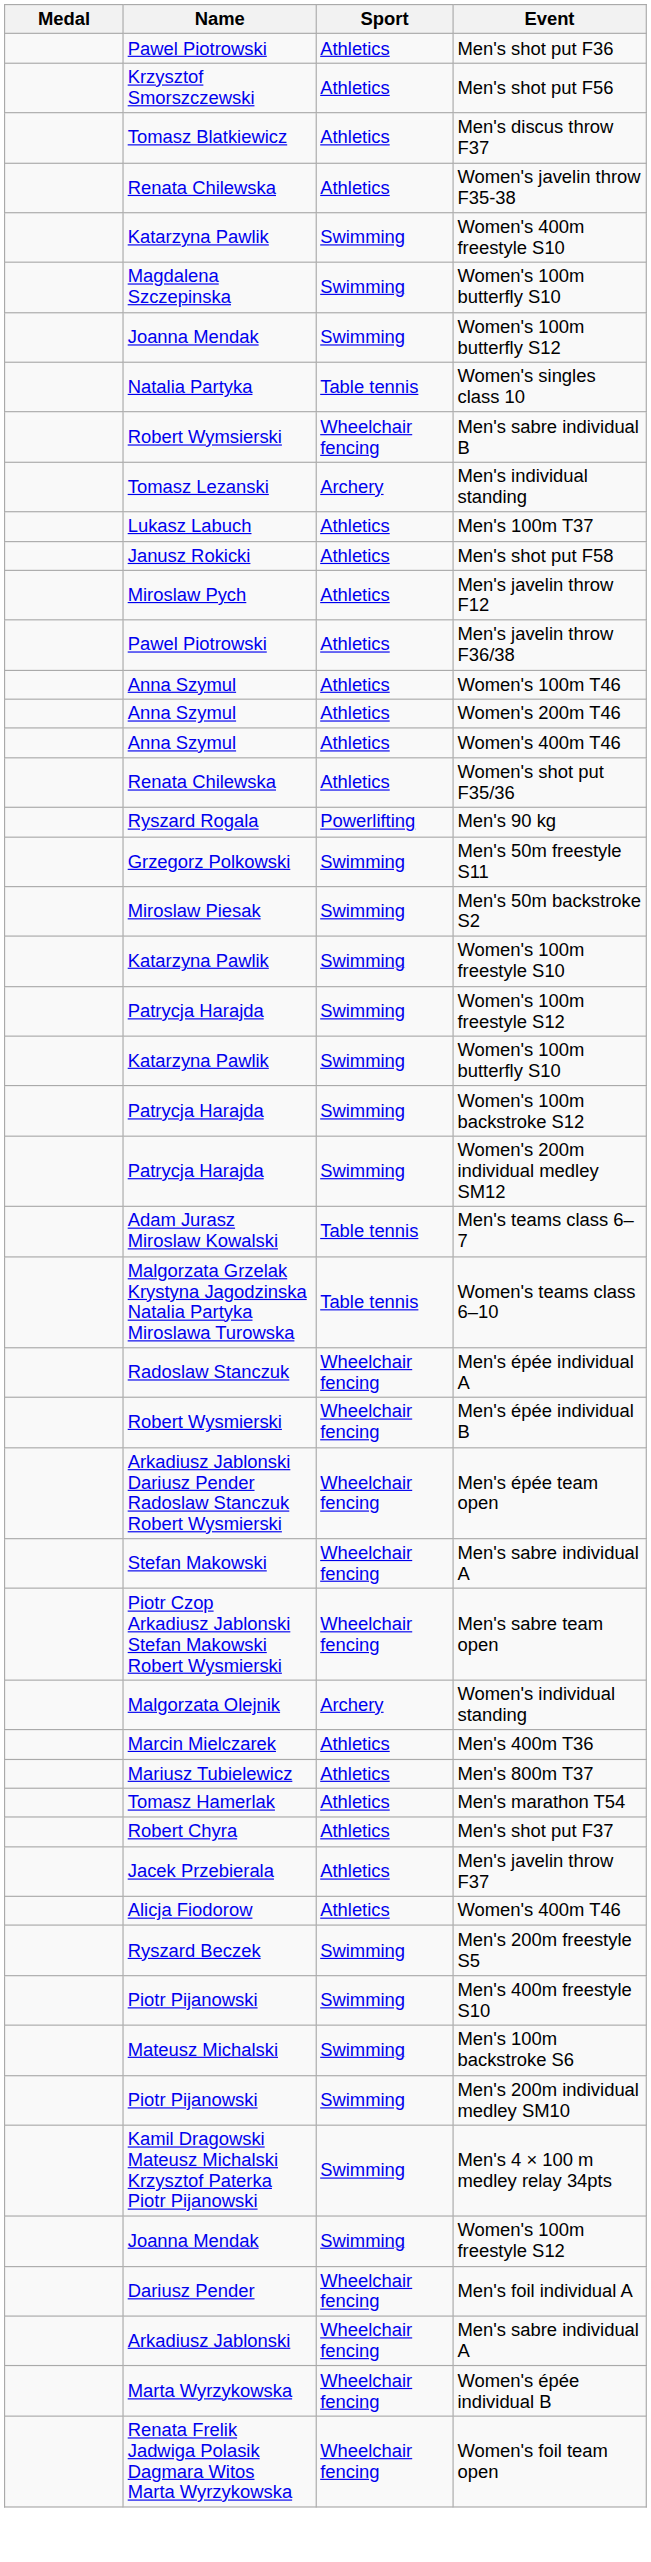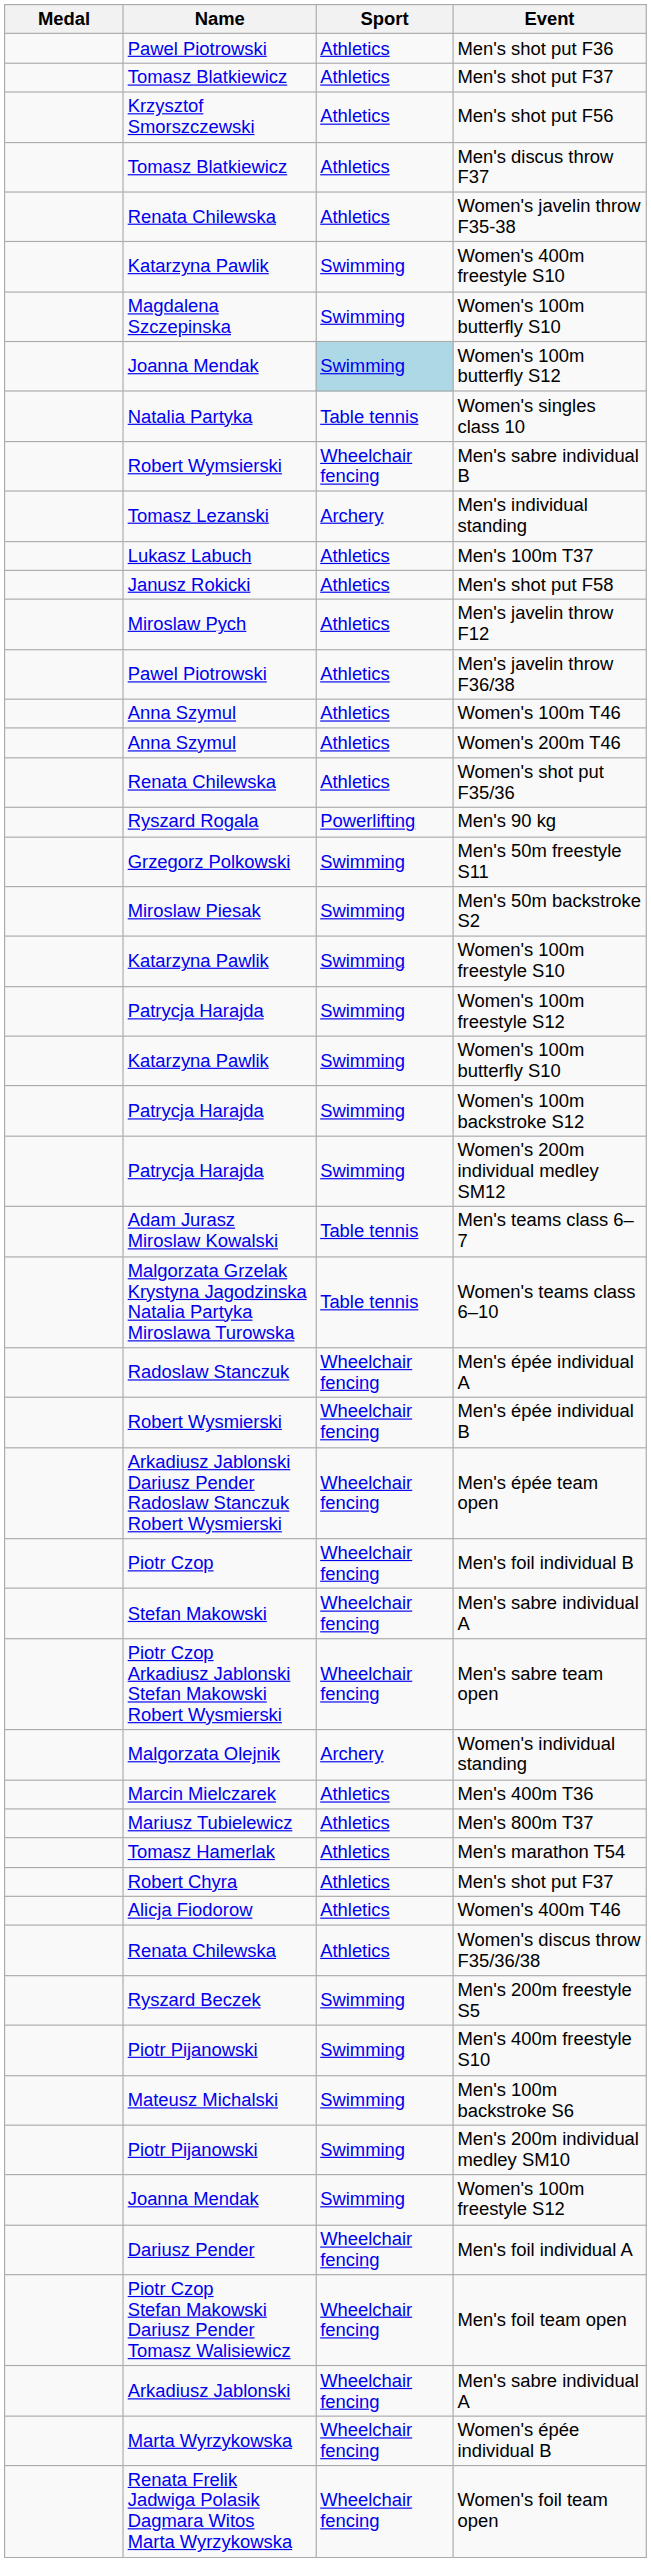+ row: (207, 77)
(363, 337) no background -> (363, 366) lightblue background
- row: (182, 742)
+ row: (171, 1563)
- row: (201, 1871)
+ row: (202, 1950)
- row: (203, 2170)
+ row: (209, 2320)
